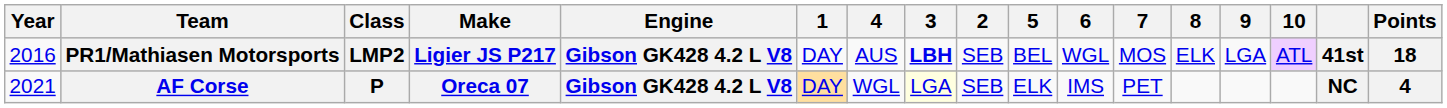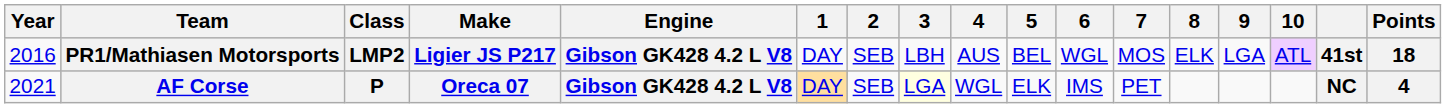columns swapped: (983, 21) <-> (876, 21)
(931, 54) bold -> (925, 54) normal
